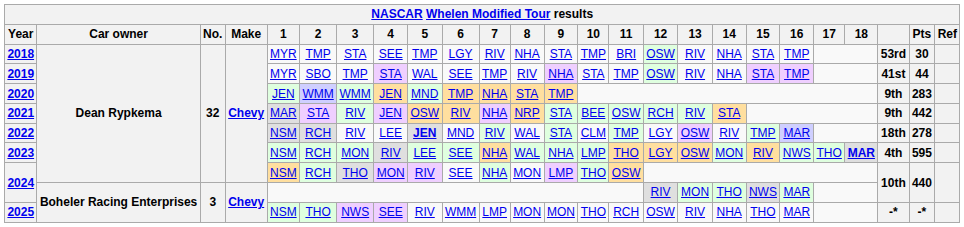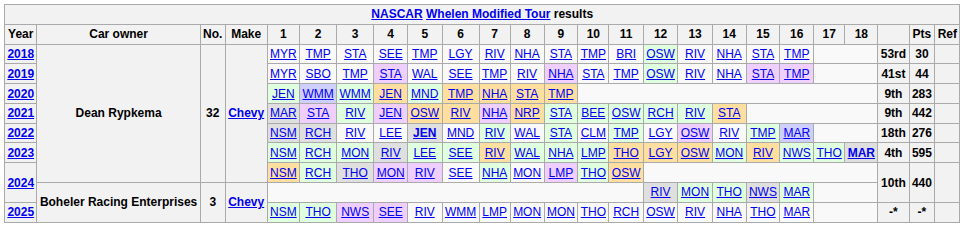(922, 133) 278 -> (922, 133) 276
(495, 153) NHA -> (495, 153) RIV
